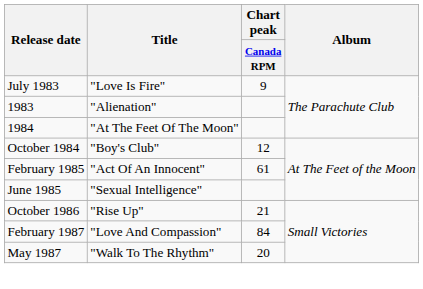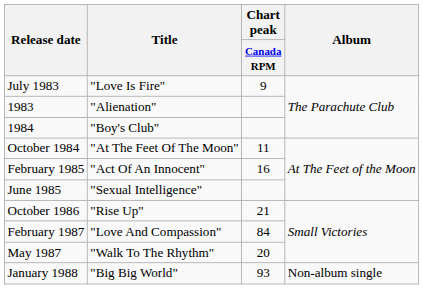(165, 127) "At The Feet Of The Moon" -> (125, 127) "Boy's Club"
(125, 148) "Boy's Club" -> (165, 148) "At The Feet Of The Moon"
(263, 148) 12 -> (263, 148) 11
(263, 169) 61 -> (263, 169) 16
+ row: (43, 273)
